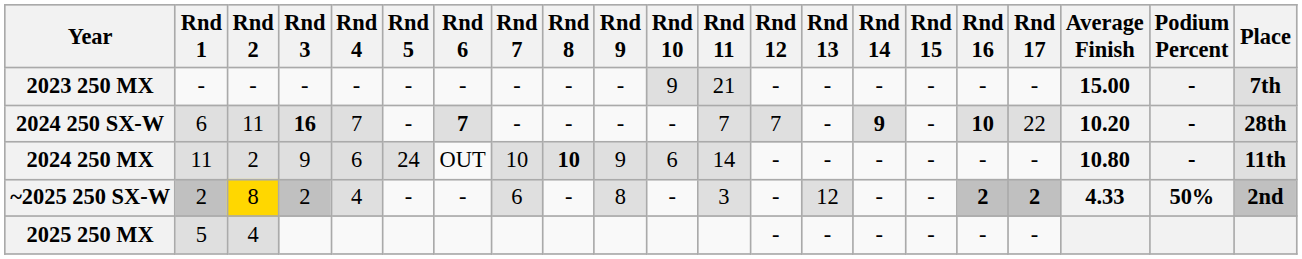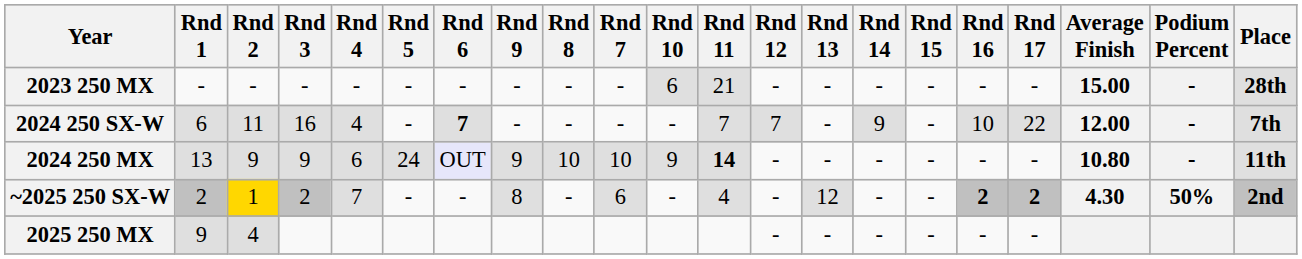columns swapped: (517, 35) <-> (620, 35)
(672, 86) 9 -> (672, 86) 6
(1265, 86) 7th -> (1265, 86) 28th
(305, 123) bold -> (305, 123) normal
(357, 123) 7 -> (357, 123) 4
(879, 123) bold -> (879, 123) normal
(983, 123) bold -> (983, 123) normal
(1105, 123) 10.20 -> (1105, 123) 12.00
(1265, 123) 28th -> (1265, 123) 7th
(201, 160) 11 -> (201, 160) 13
(253, 160) 2 -> (253, 160) 9
(463, 160) no background -> (463, 160) lavender background
(569, 160) bold -> (569, 160) normal
(672, 160) 6 -> (672, 160) 9
(724, 160) normal -> (724, 160) bold
(253, 197) 8 -> (253, 197) 1
(357, 197) 4 -> (357, 197) 7
(724, 197) 3 -> (724, 197) 4
(1105, 197) 4.33 -> (1105, 197) 4.30
(201, 234) 5 -> (201, 234) 9
